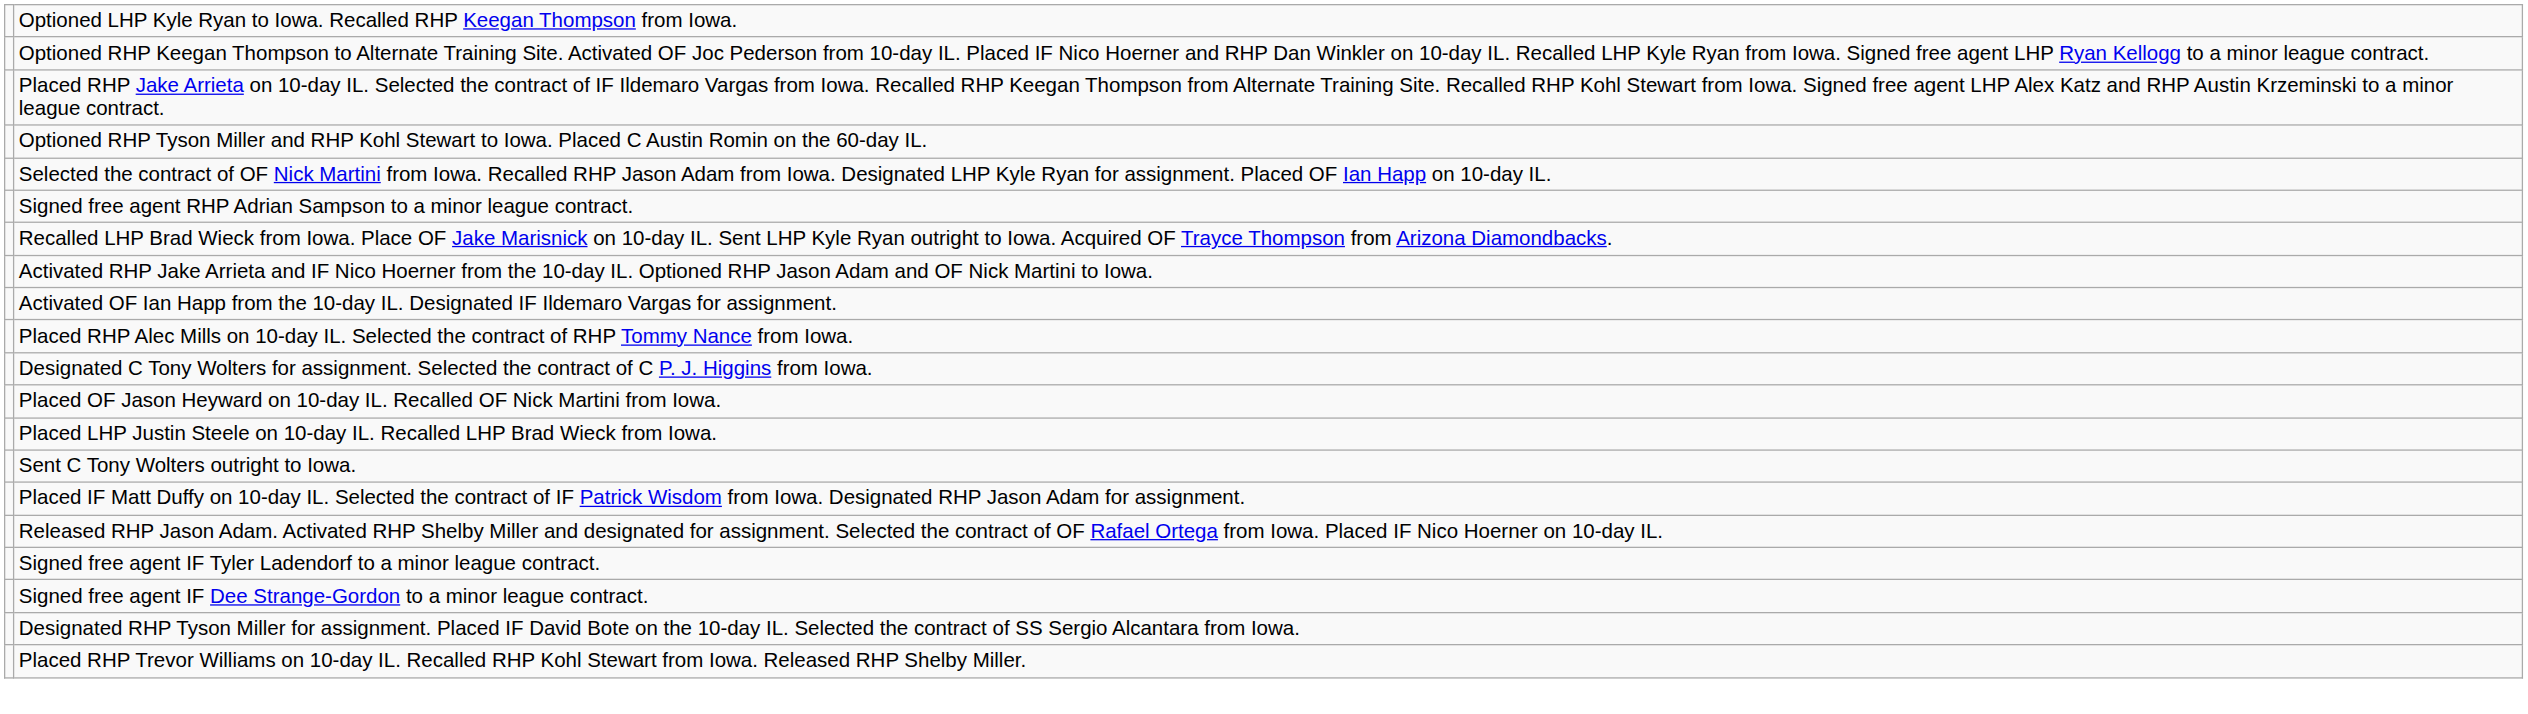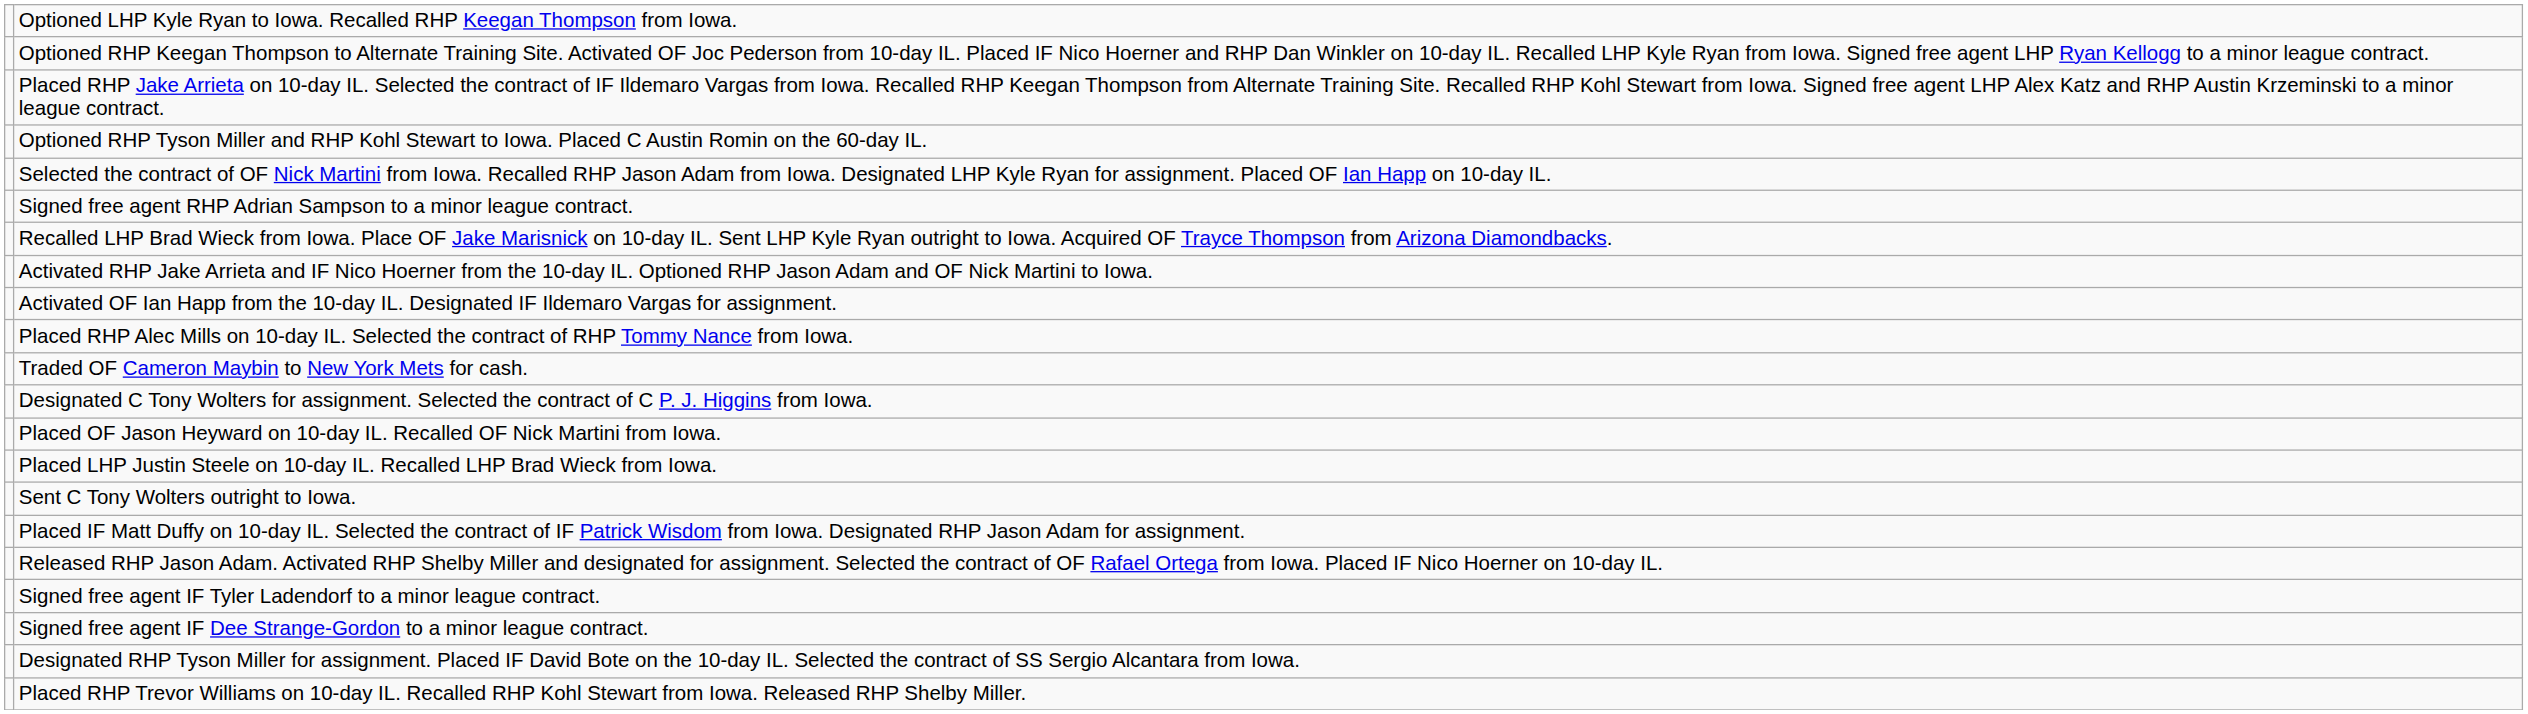+ row: (273, 368)
